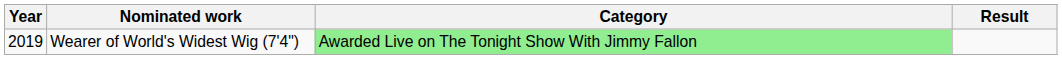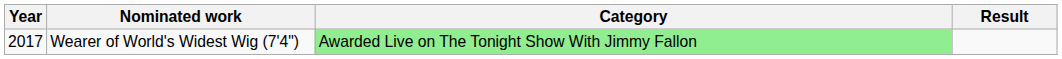(26, 41) 2019 -> (26, 41) 2017
